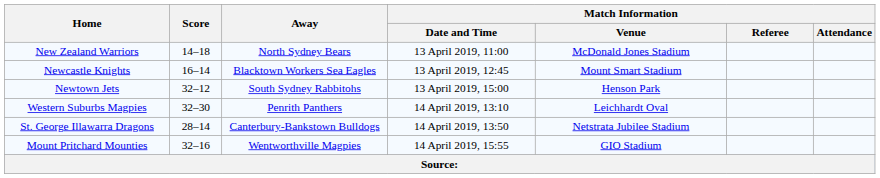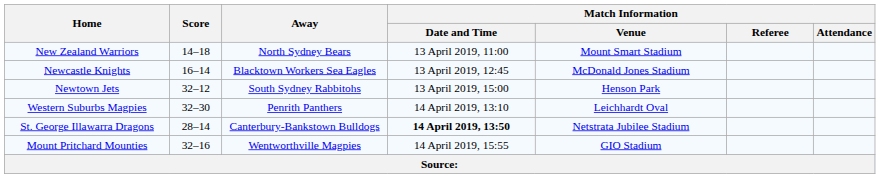(631, 51) McDonald Jones Stadium -> (631, 51) Mount Smart Stadium
(631, 70) Mount Smart Stadium -> (631, 70) McDonald Jones Stadium
(461, 126) normal -> (461, 126) bold
